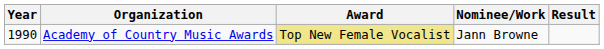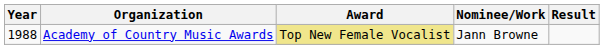(22, 35) 1990 -> (22, 35) 1988
